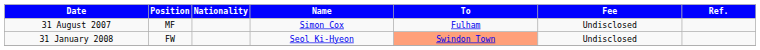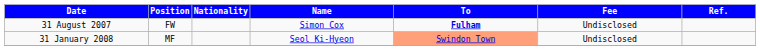(170, 25) MF -> (170, 25) FW
(466, 25) normal -> (466, 25) bold
(170, 38) FW -> (170, 38) MF
